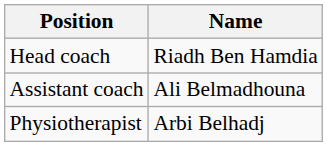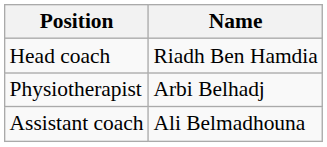rows swapped: (77, 89) <-> (76, 123)
